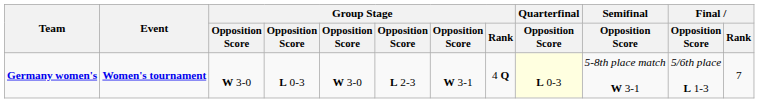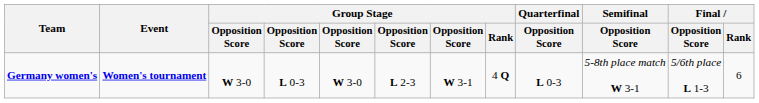(549, 82) lightyellow background -> (549, 82) no background
(739, 75) 7 -> (739, 75) 6
